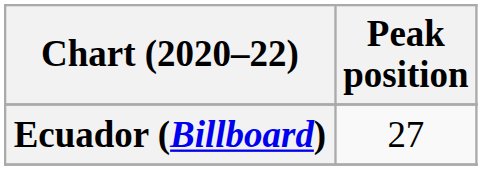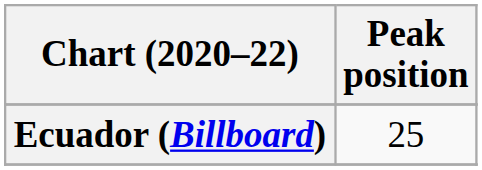(406, 134) 27 -> (406, 134) 25
